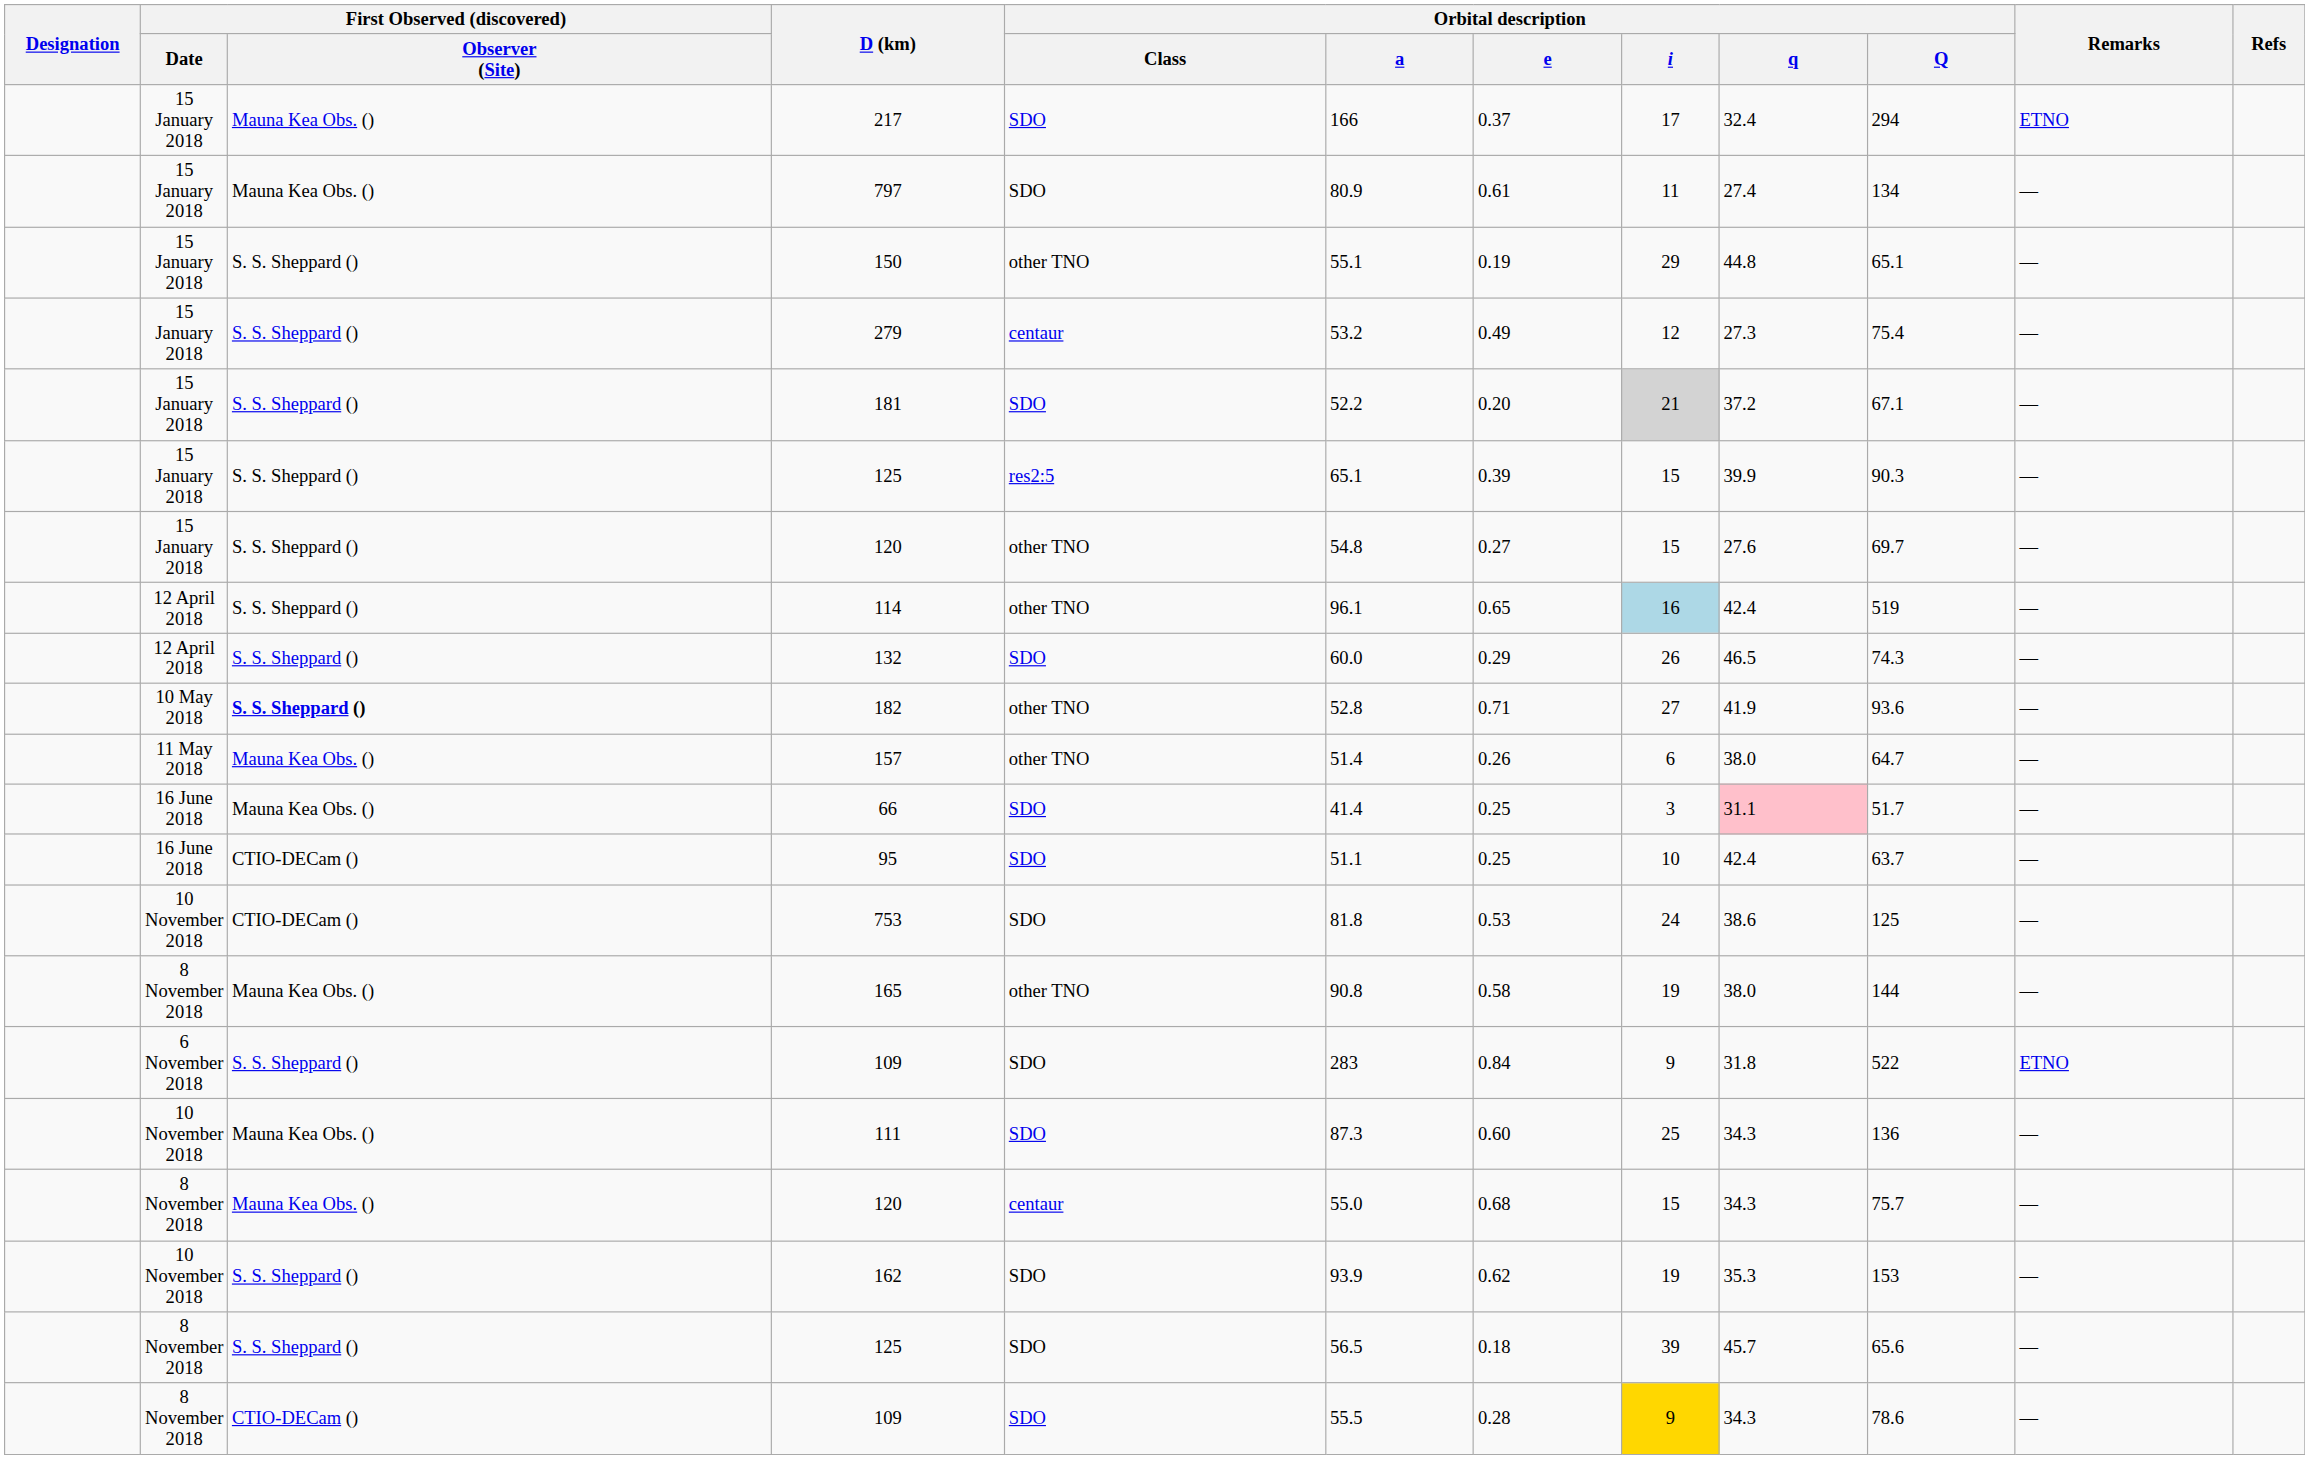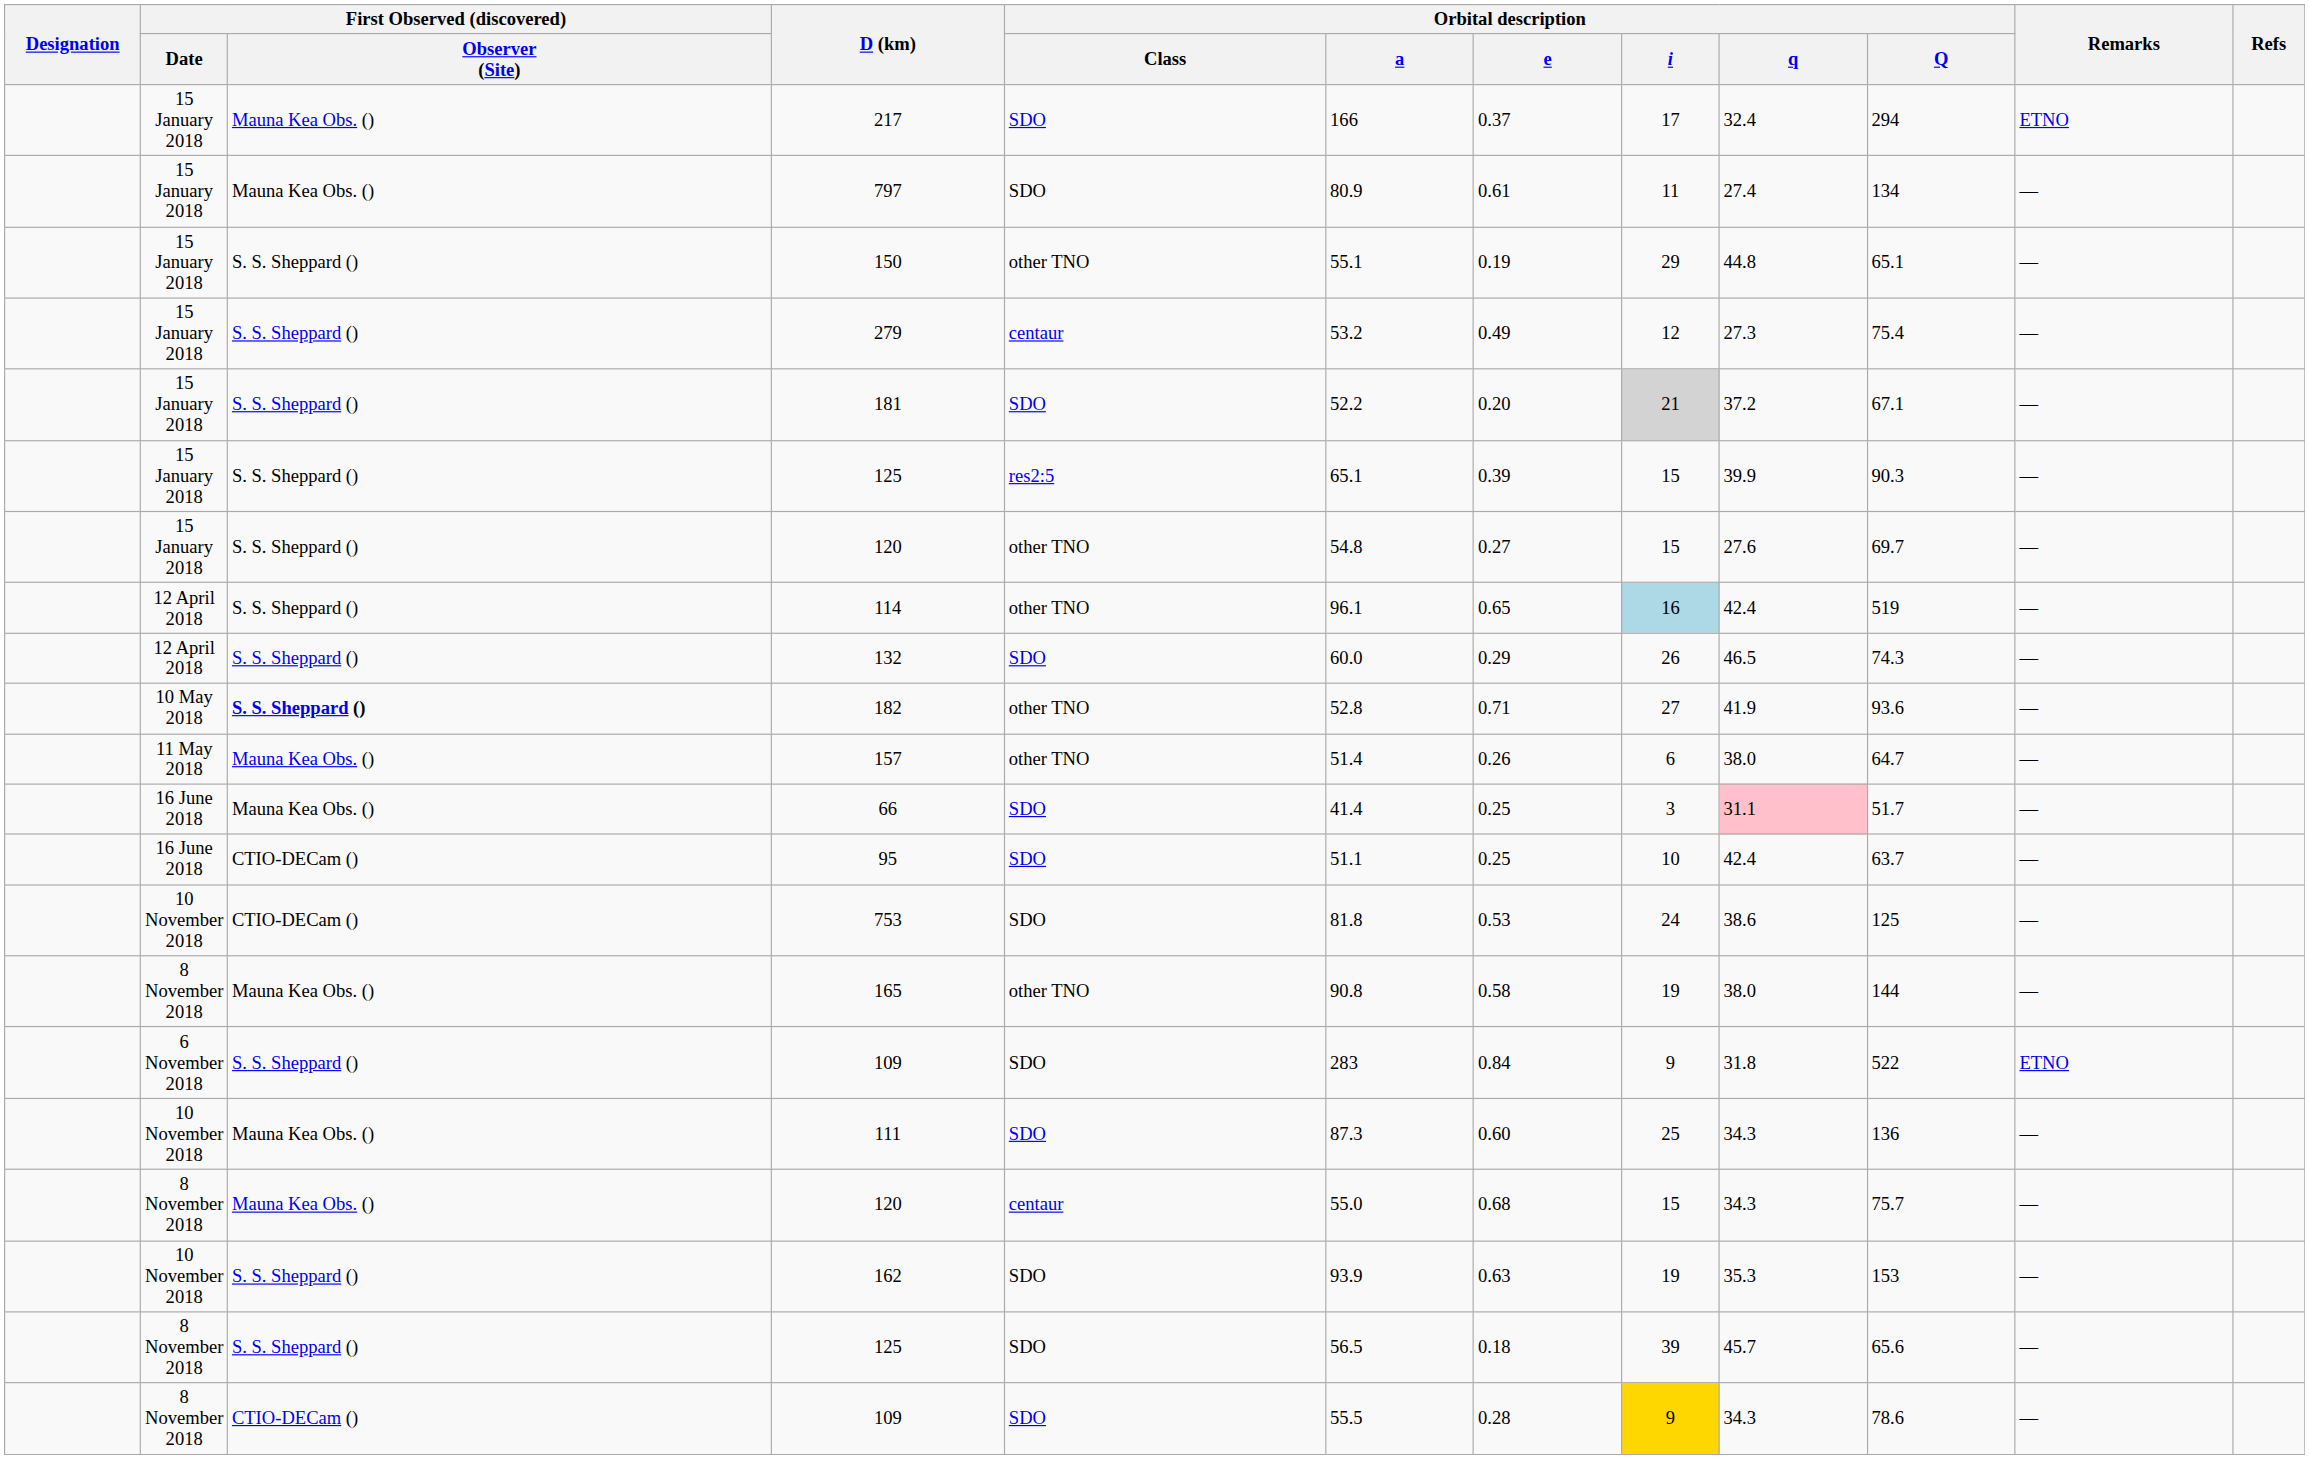(1494, 1276) 0.62 -> (1494, 1276) 0.63
